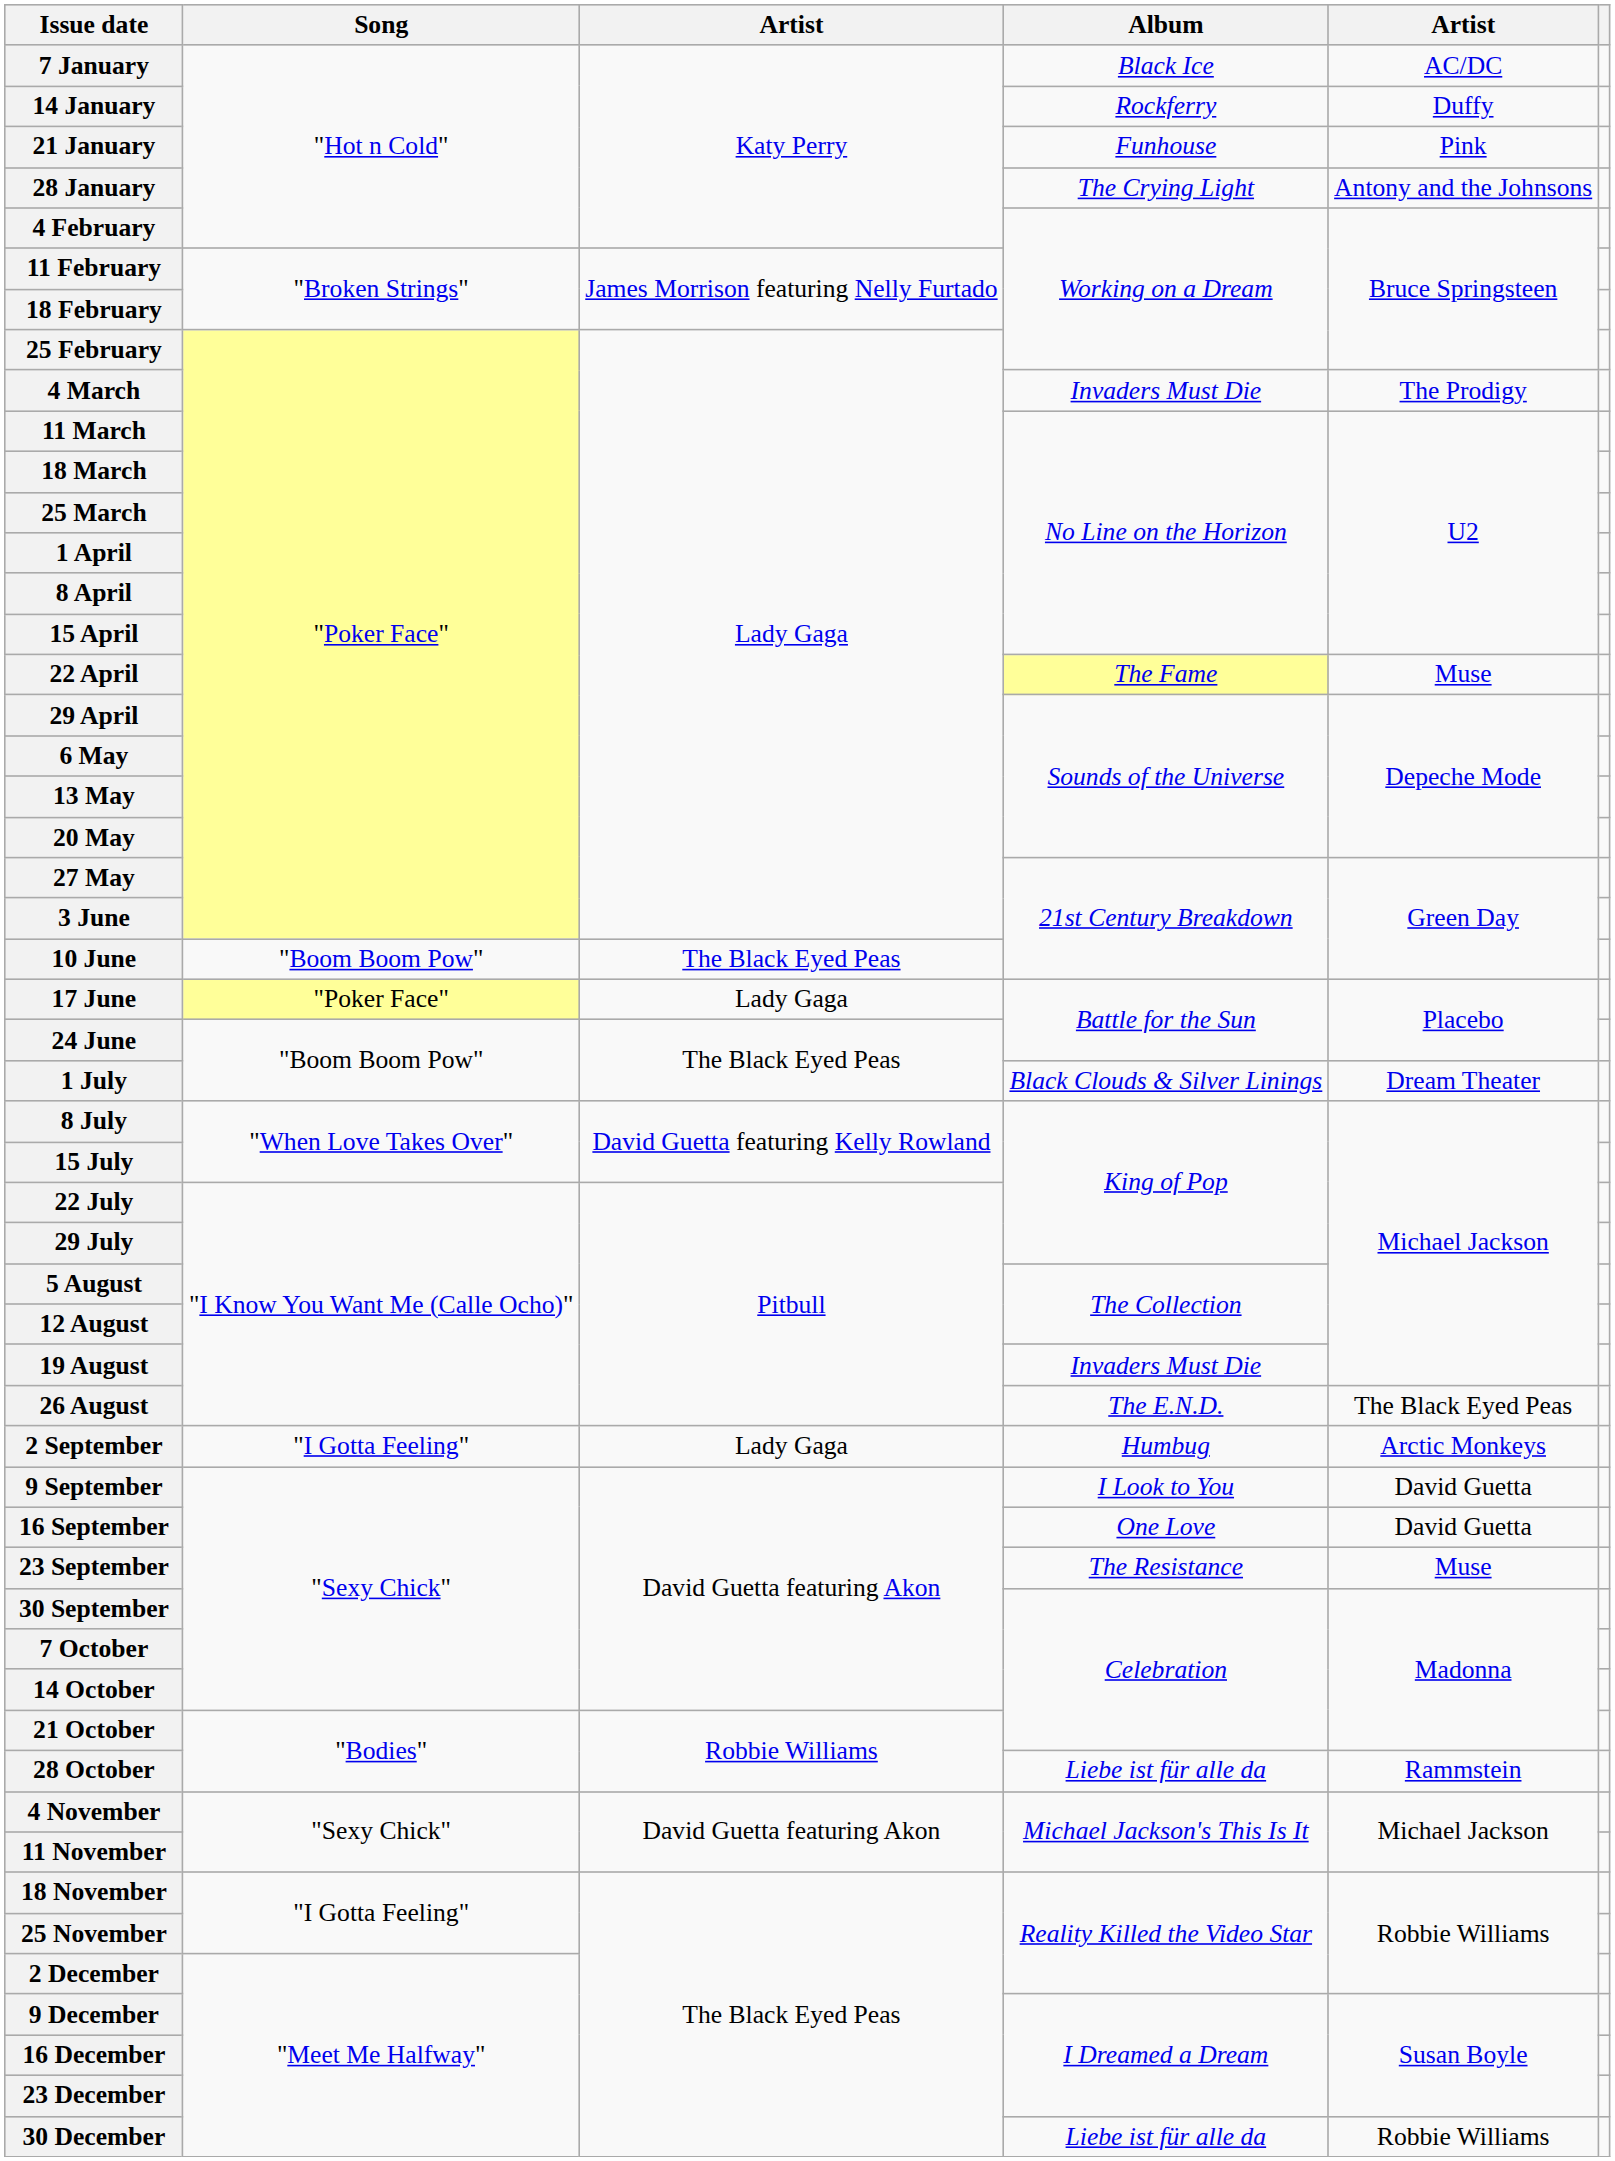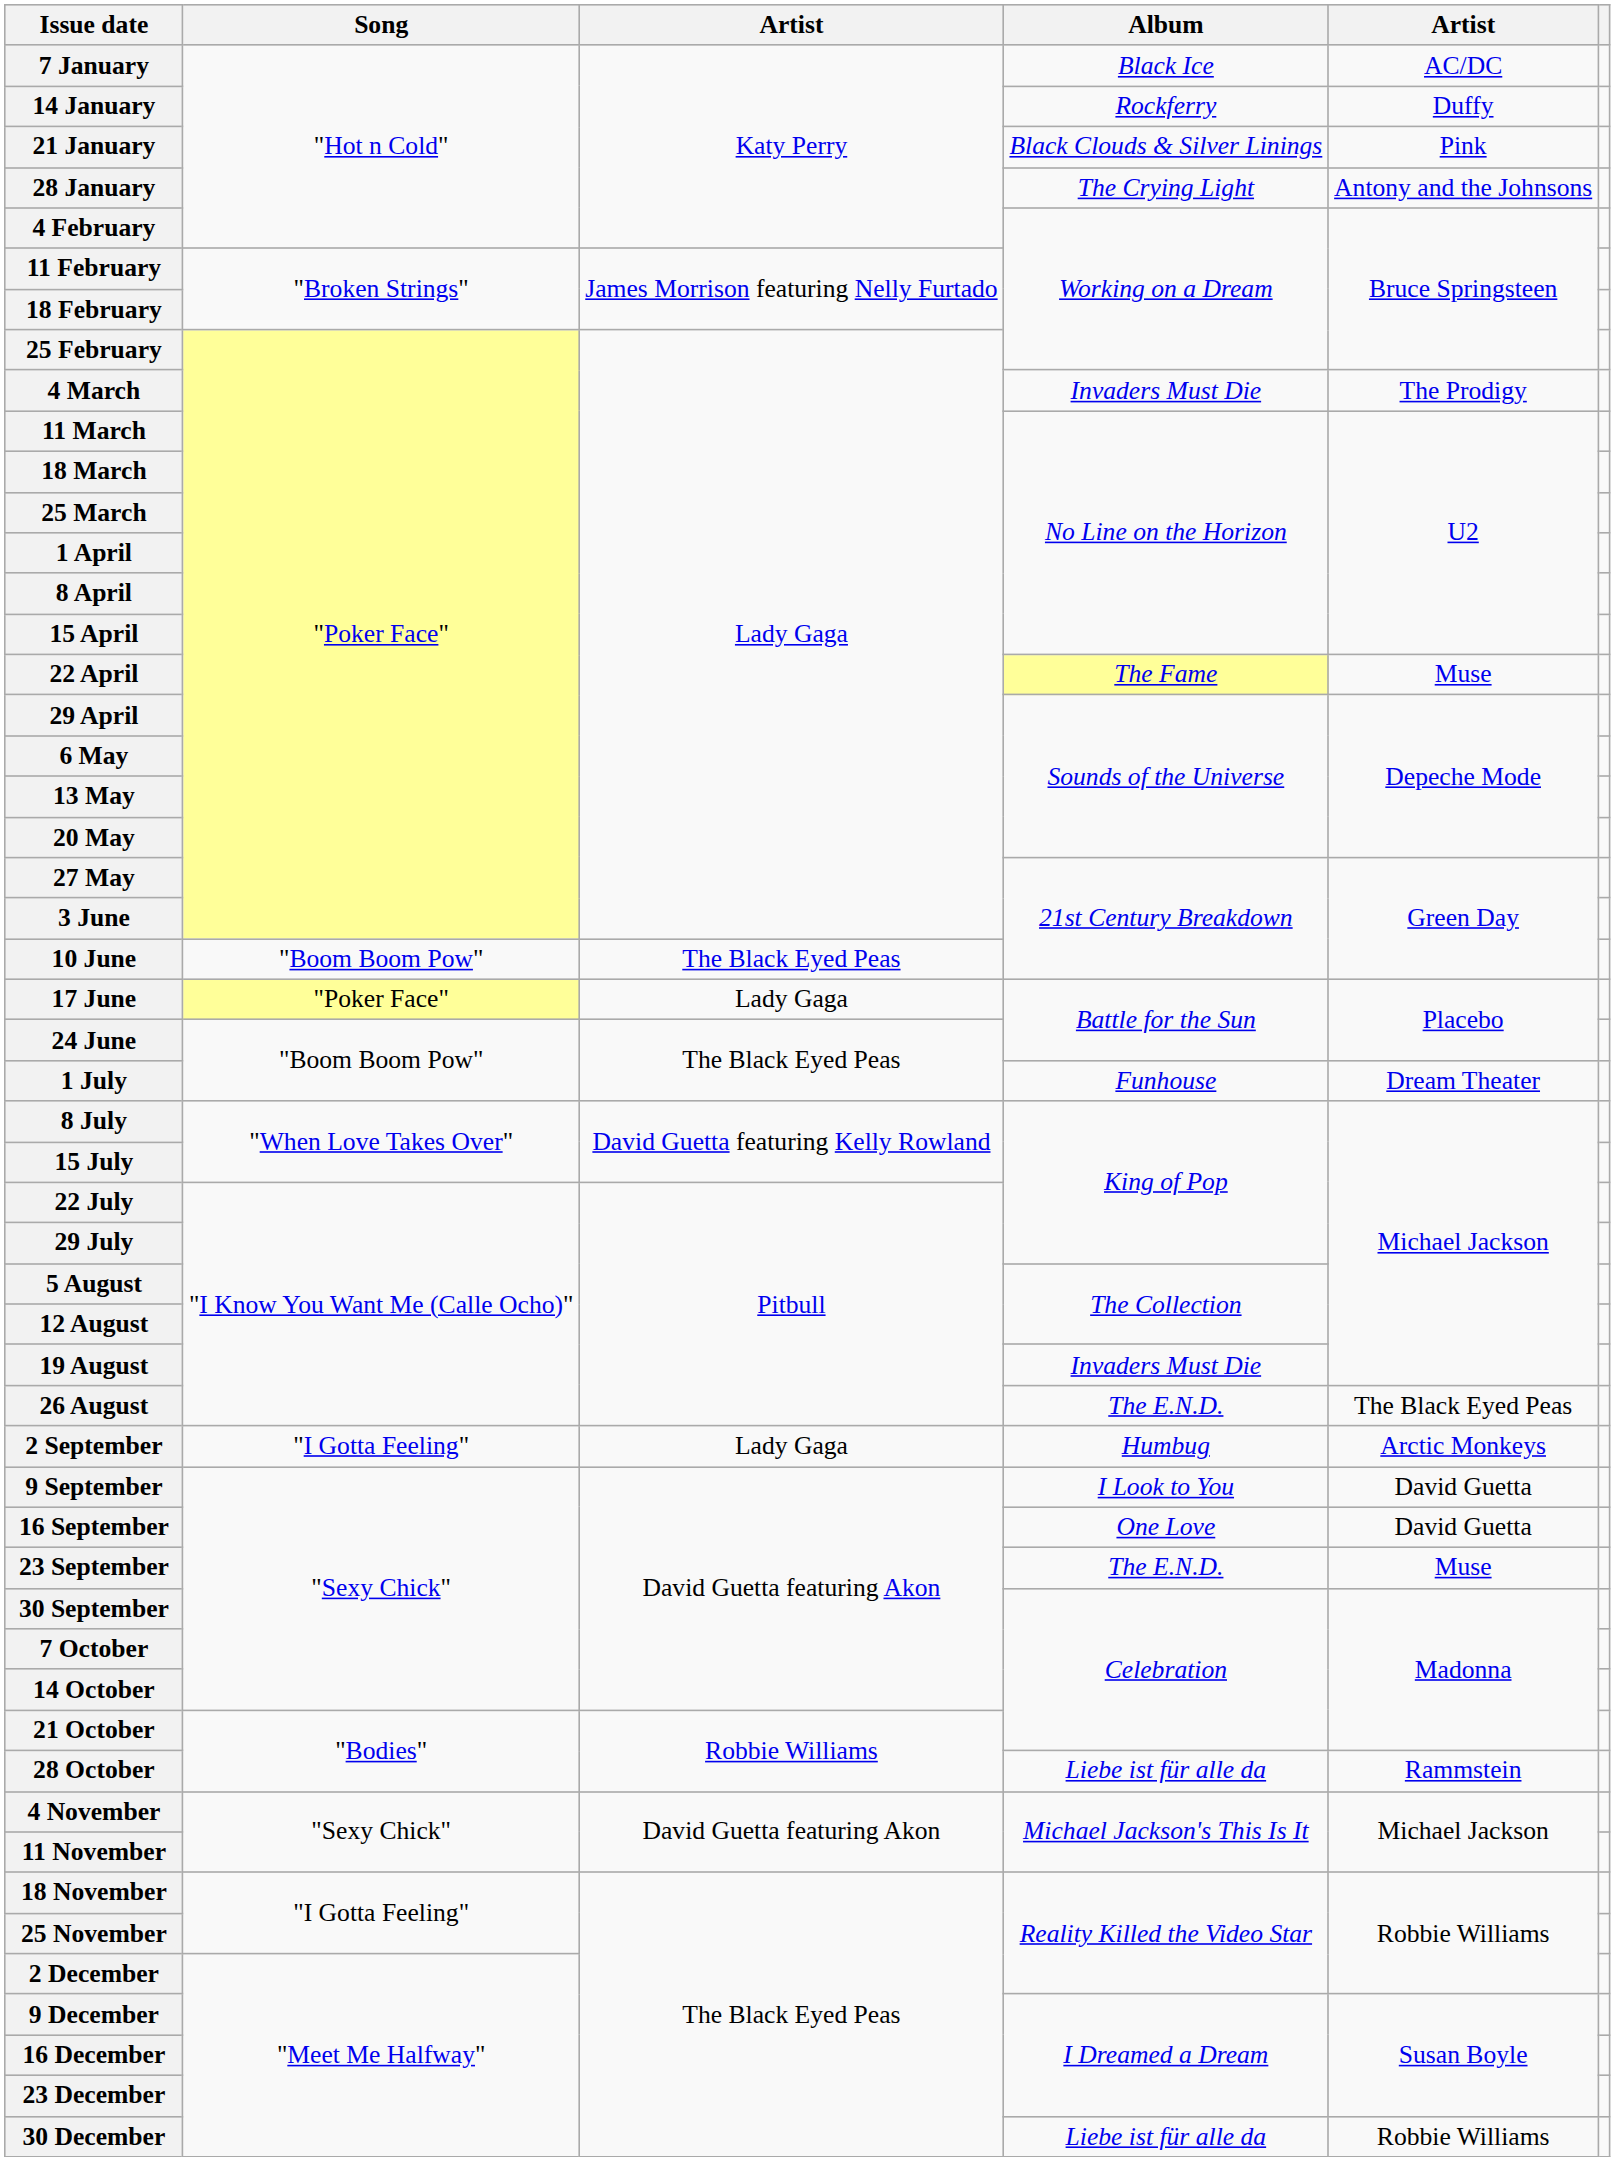(1166, 146) Funhouse -> (1166, 146) Black Clouds & Silver Linings
(1166, 1080) Black Clouds & Silver Linings -> (1166, 1080) Funhouse
(1166, 1567) The Resistance -> (1166, 1567) The E.N.D.
